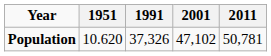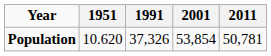(196, 39) 47,102 -> (196, 39) 53,854
